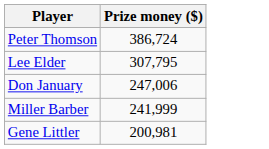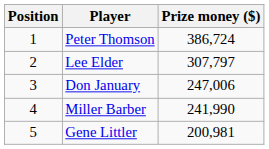+ column: (33, 16)
(153, 62) 307,795 -> (211, 62) 307,797
(153, 109) 241,999 -> (211, 109) 241,990
